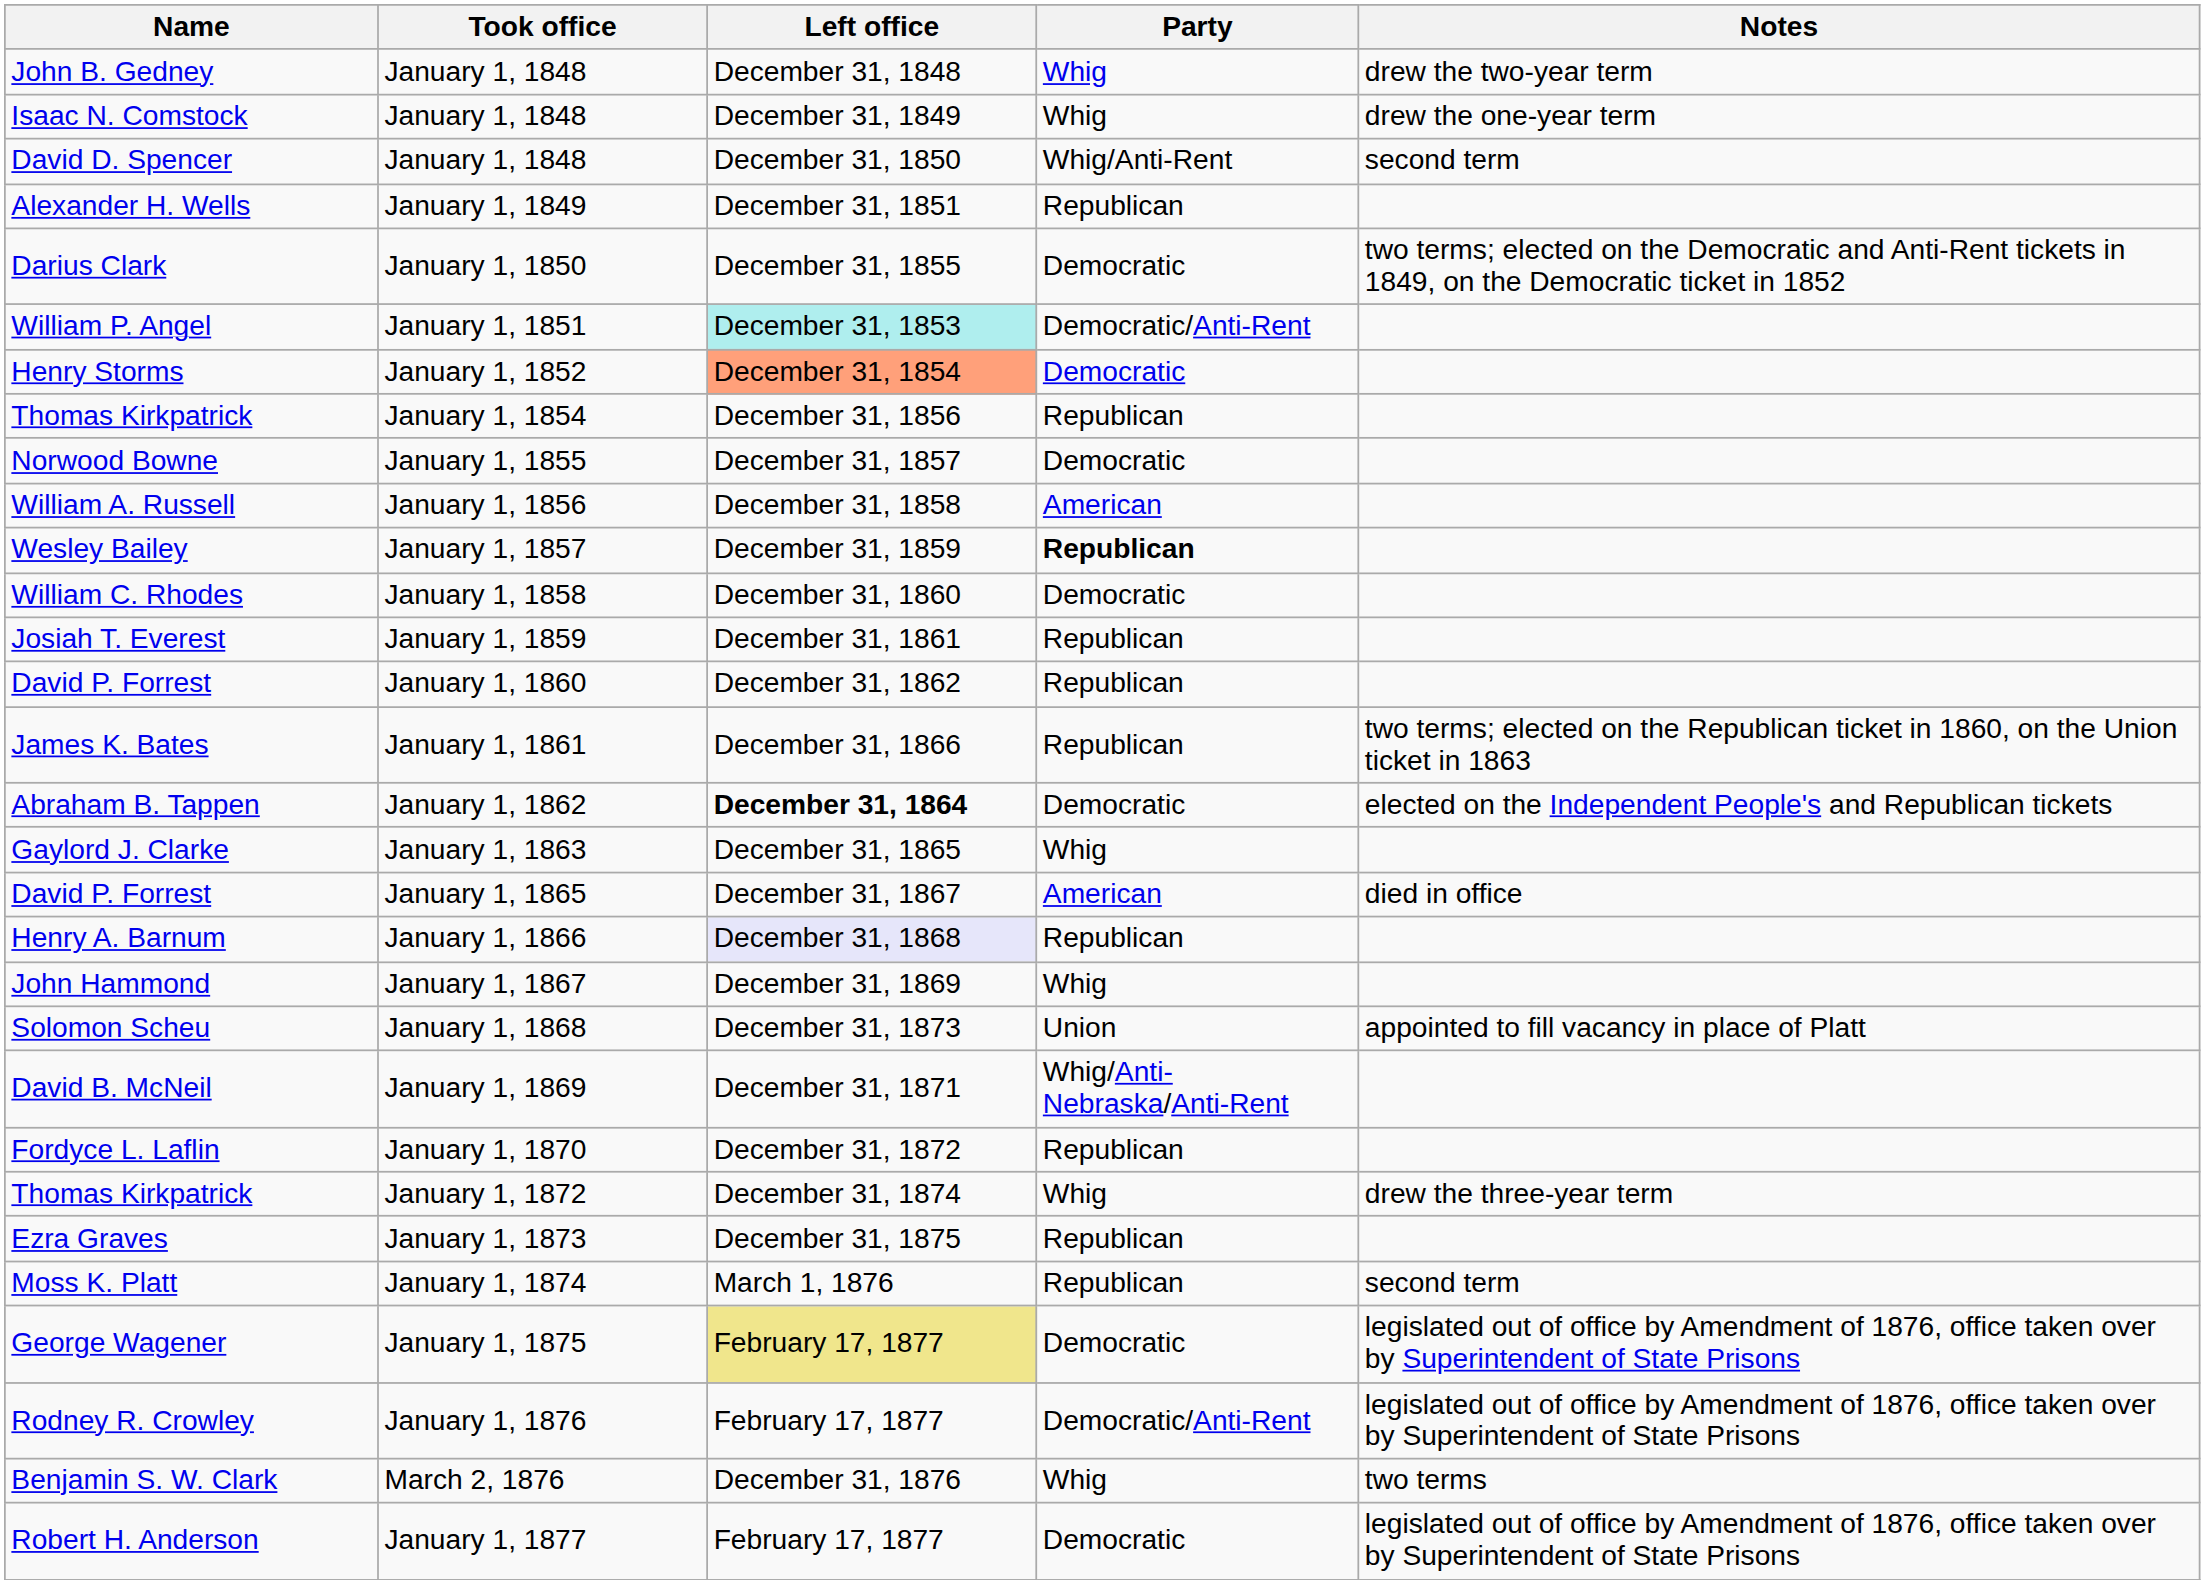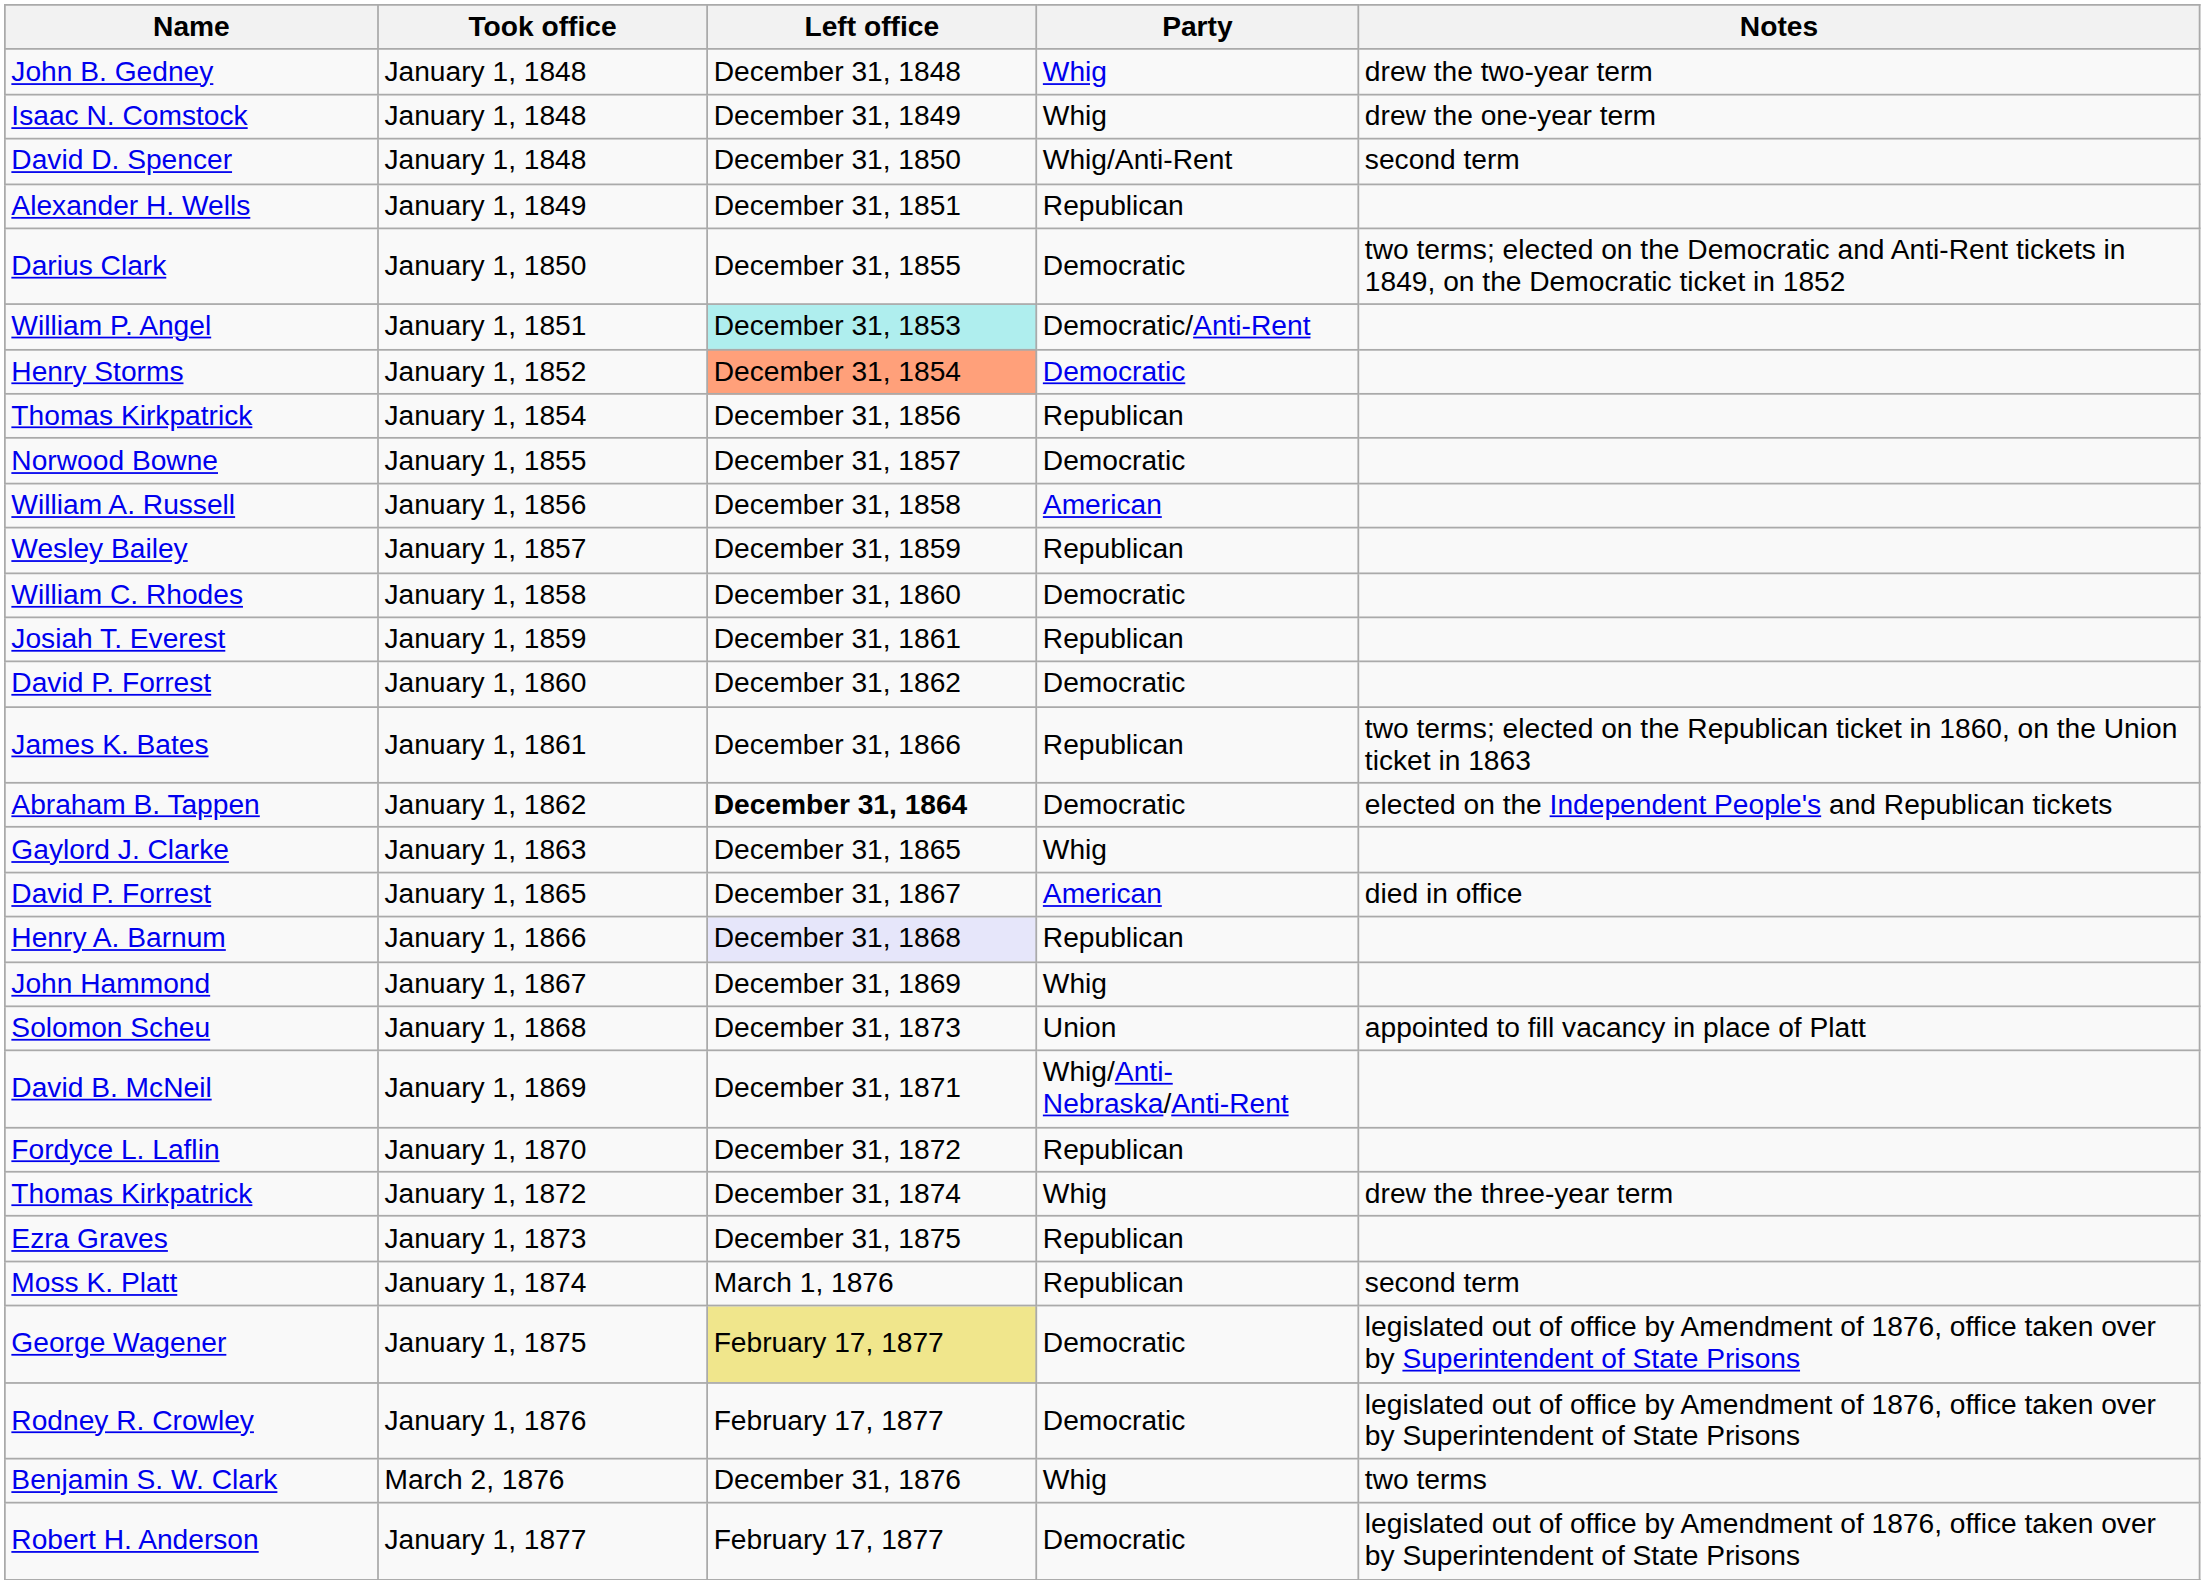(1119, 549) bold -> (1113, 549) normal
(1113, 683) Republican -> (1114, 683) Democratic
(1177, 1419) Democratic/Anti-Rent -> (1114, 1419) Democratic
